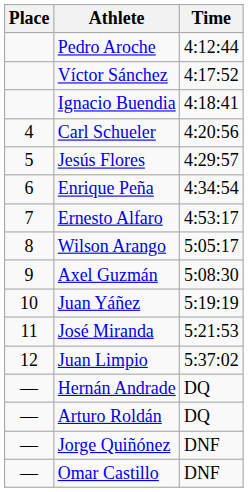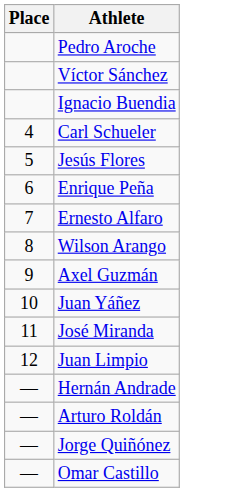- column: (211, 18)
